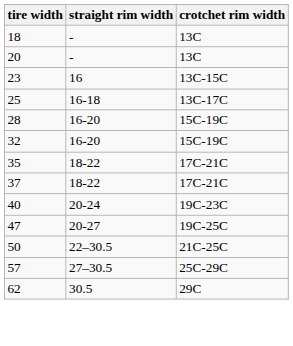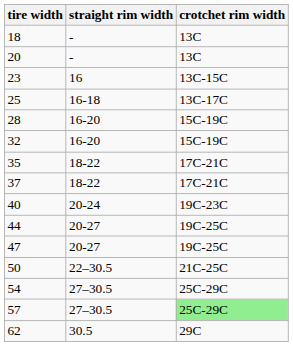+ row: (14, 225)
+ row: (14, 288)
(204, 267) no background -> (204, 309) lightgreen background
